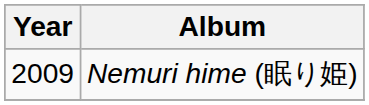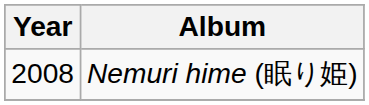(43, 74) 2009 -> (43, 74) 2008
